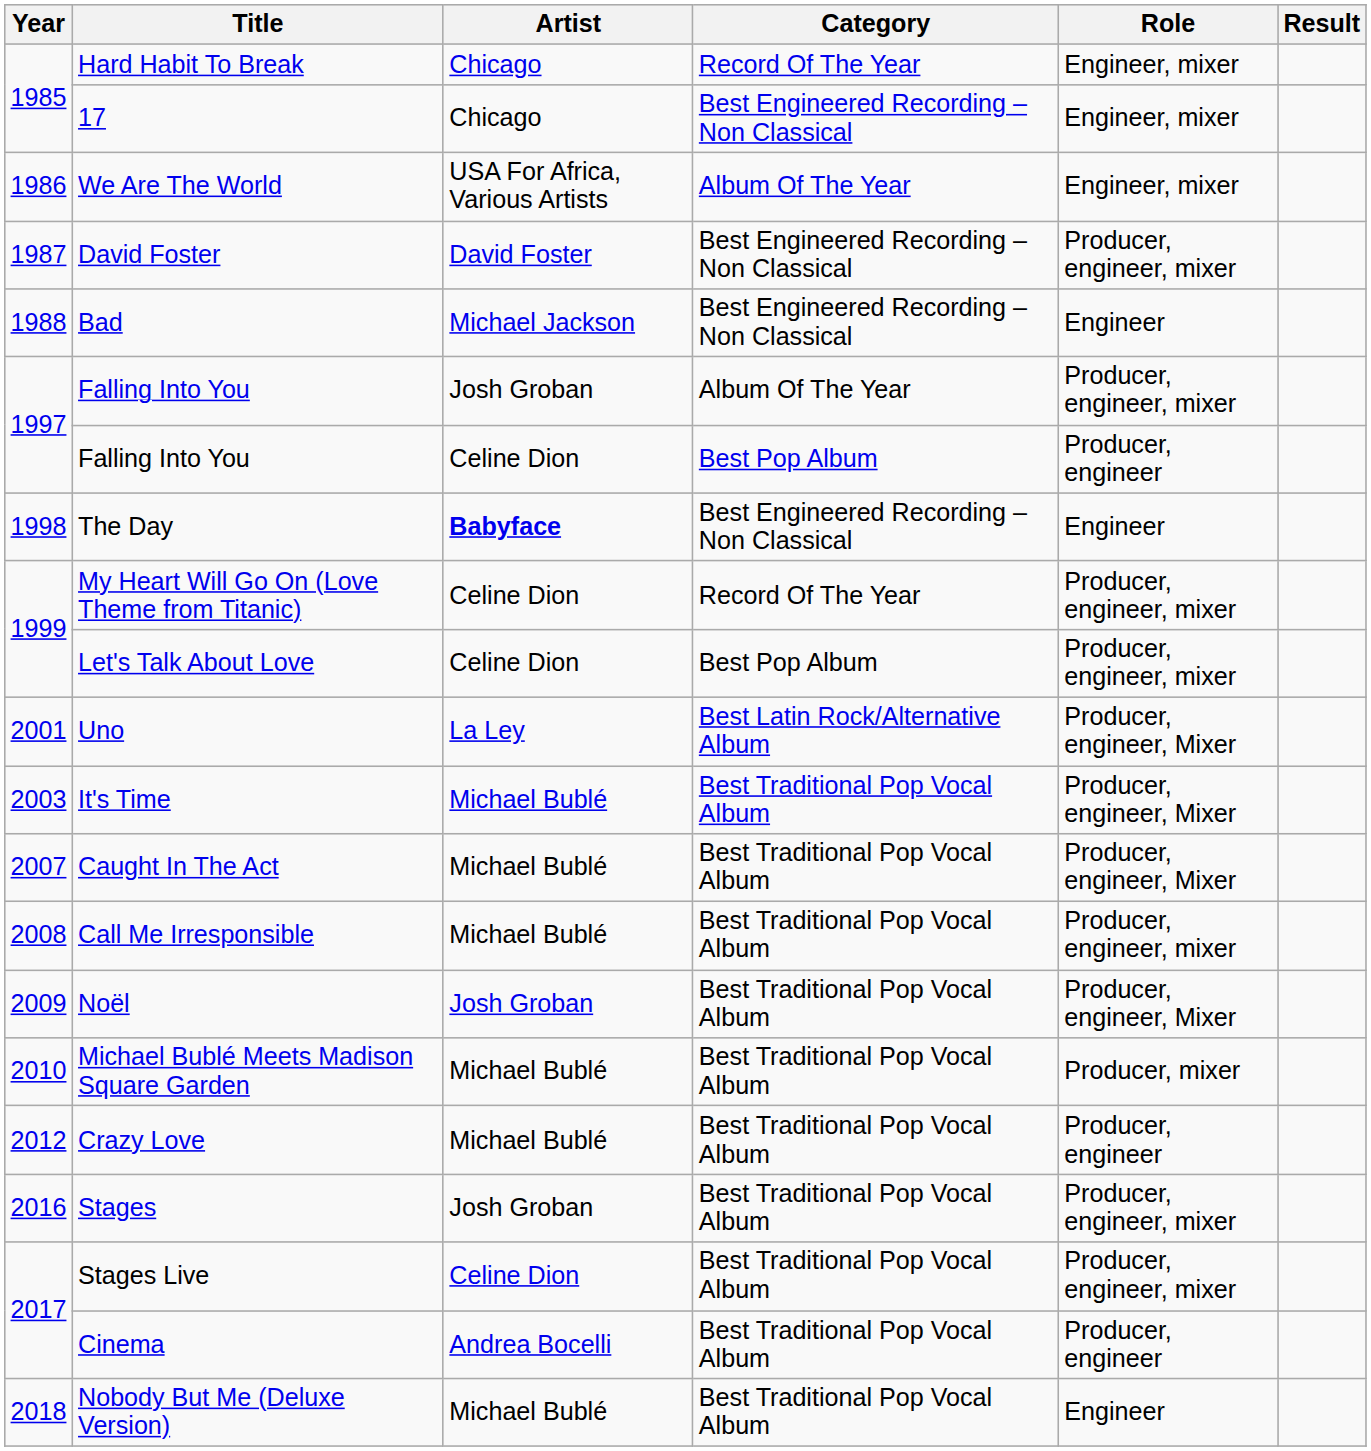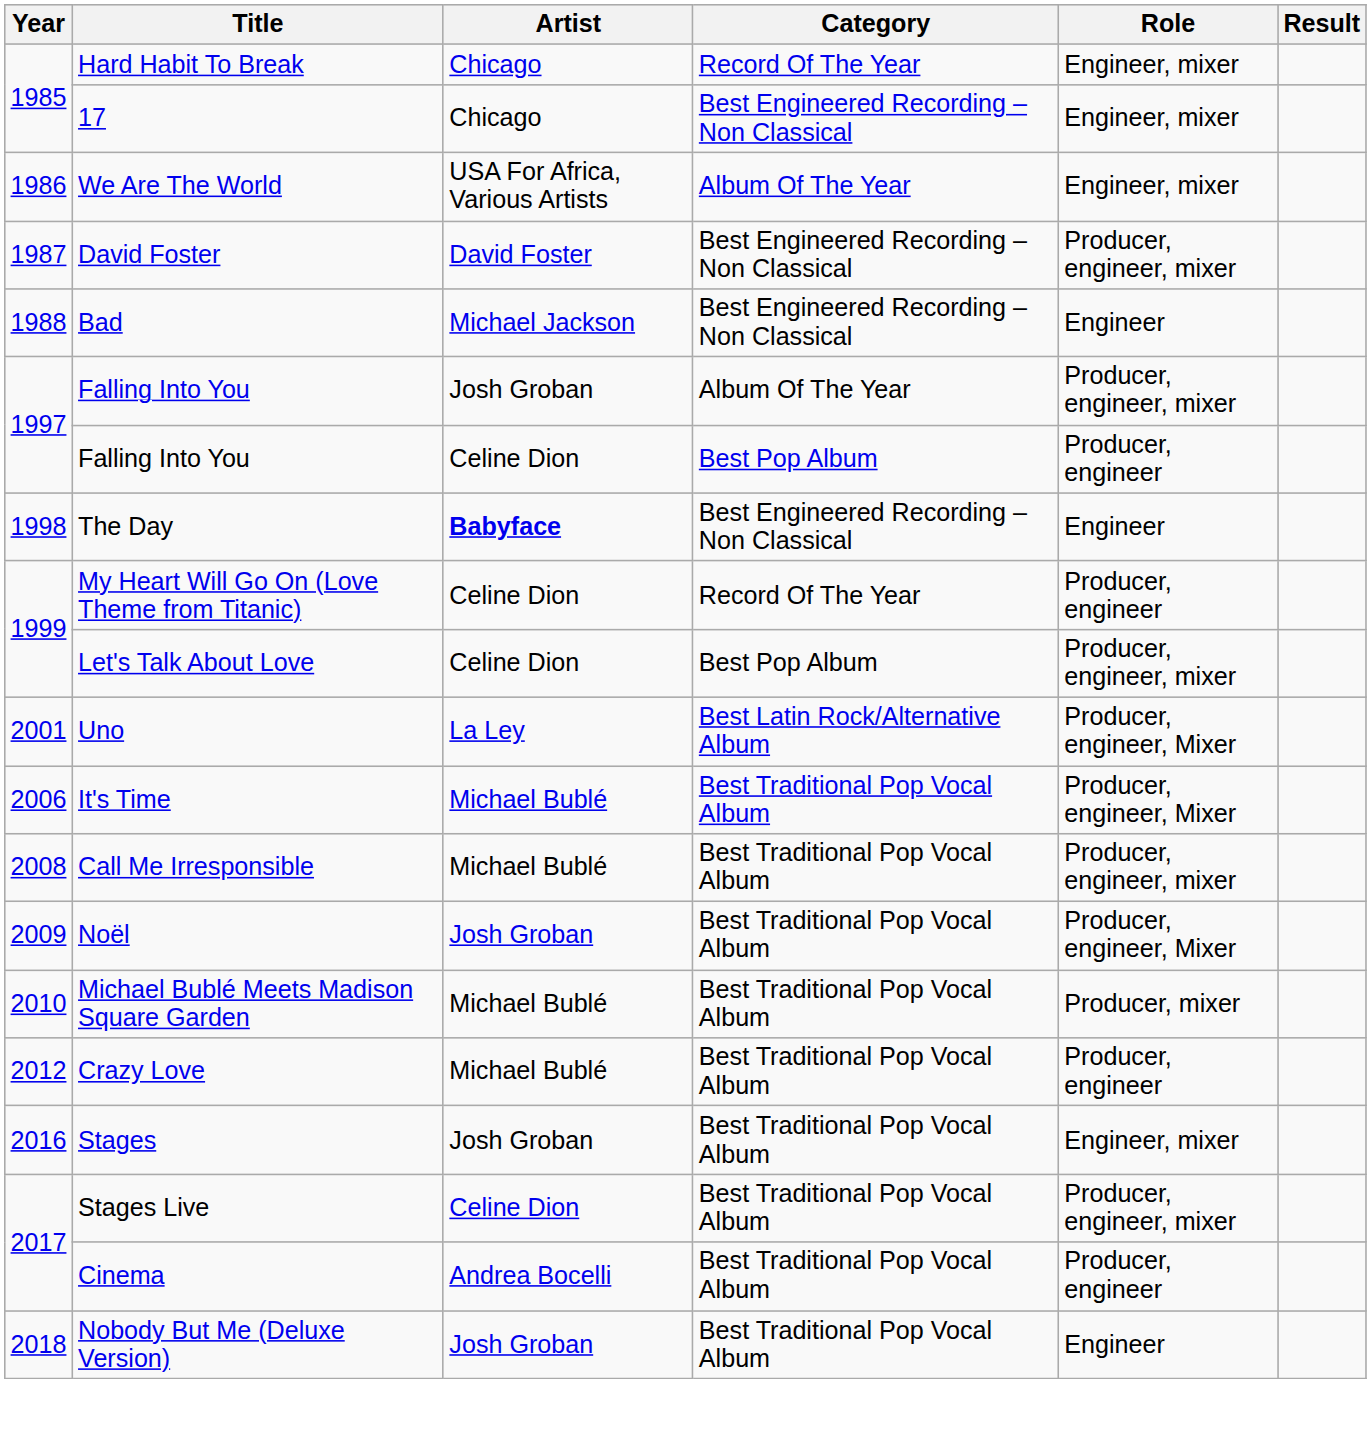(1150, 594) Producer, engineer, mixer -> (1118, 594) Producer, engineer
(39, 799) 2003 -> (39, 799) 2006
- row: (178, 867)
(1150, 1207) Producer, engineer, mixer -> (1152, 1139) Engineer, mixer
(528, 1412) Michael Bublé -> (521, 1344) Josh Groban
